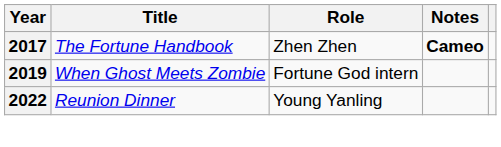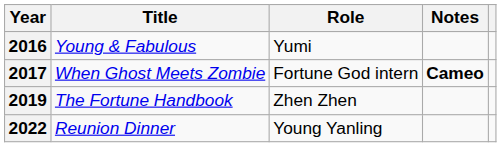+ row: (28, 45)
(144, 45) The Fortune Handbook -> (160, 73) When Ghost Meets Zombie
(315, 45) Zhen Zhen -> (346, 73) Fortune God intern
(160, 73) When Ghost Meets Zombie -> (144, 100) The Fortune Handbook
(346, 73) Fortune God intern -> (315, 100) Zhen Zhen
